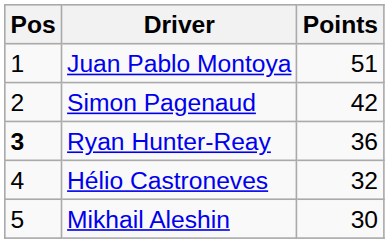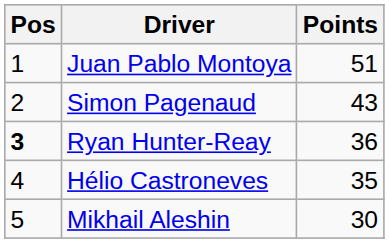(364, 102) 42 -> (364, 102) 43
(364, 180) 32 -> (364, 180) 35
